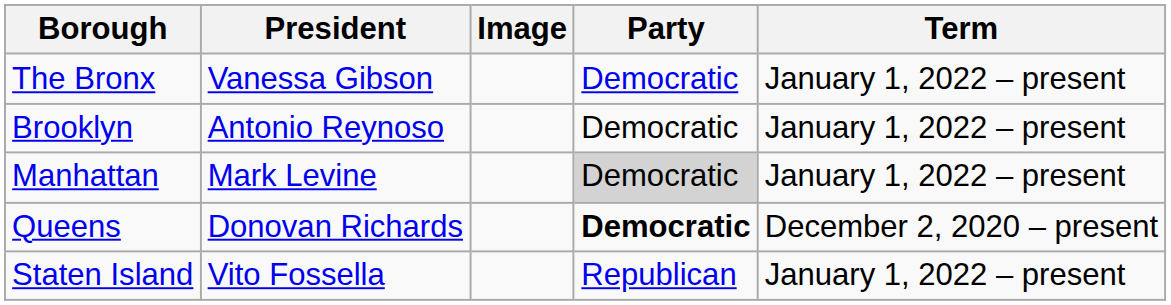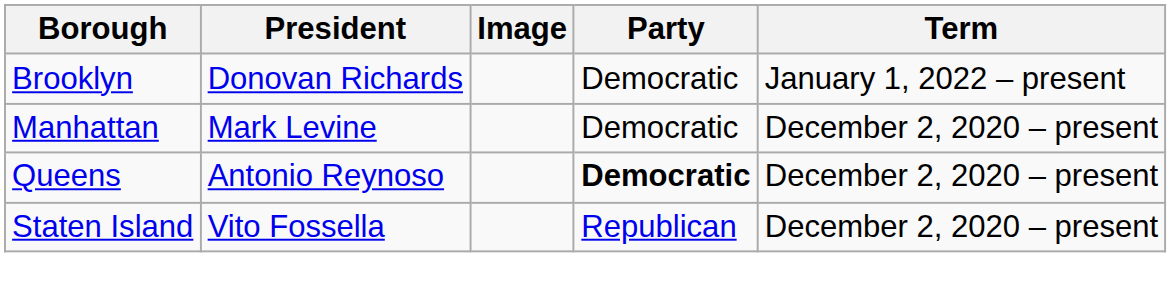- row: (84, 78)
(326, 127) Antonio Reynoso -> (335, 78) Donovan Richards
(660, 176) lightgrey background -> (660, 127) no background
(945, 176) January 1, 2022 – present -> (961, 127) December 2, 2020 – present
(335, 226) Donovan Richards -> (326, 176) Antonio Reynoso
(945, 275) January 1, 2022 – present -> (961, 226) December 2, 2020 – present
